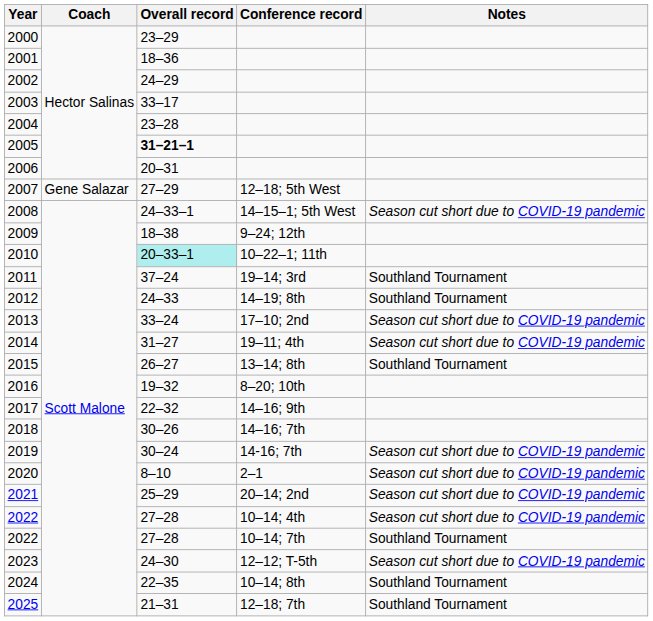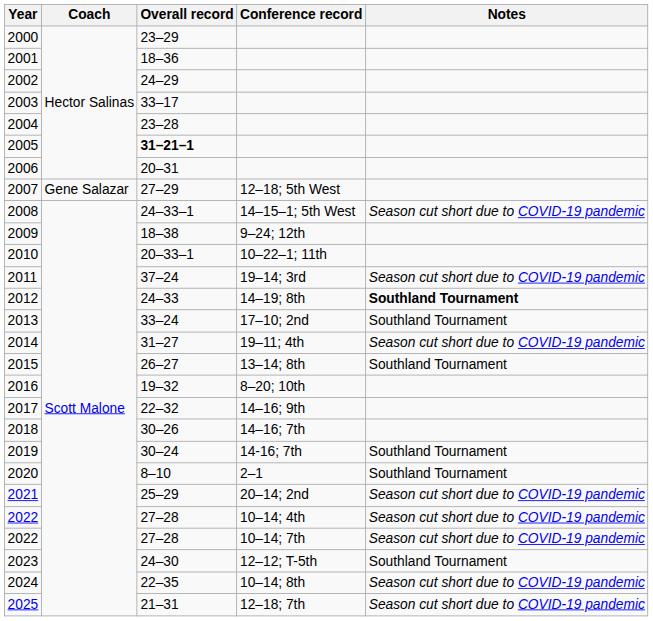(167, 255) paleturquoise background -> (167, 255) no background
(438, 277) Southland Tournament -> (507, 277) Season cut short due to COVID-19 pandemic
(438, 299) normal -> (444, 299) bold
(507, 320) Season cut short due to COVID-19 pandemic -> (438, 320) Southland Tournament
(507, 451) Season cut short due to COVID-19 pandemic -> (438, 451) Southland Tournament
(507, 473) Season cut short due to COVID-19 pandemic -> (438, 473) Southland Tournament
(438, 539) Southland Tournament -> (507, 539) Season cut short due to COVID-19 pandemic
(507, 560) Season cut short due to COVID-19 pandemic -> (438, 560) Southland Tournament
(438, 582) Southland Tournament -> (507, 582) Season cut short due to COVID-19 pandemic
(438, 604) Southland Tournament -> (507, 604) Season cut short due to COVID-19 pandemic
